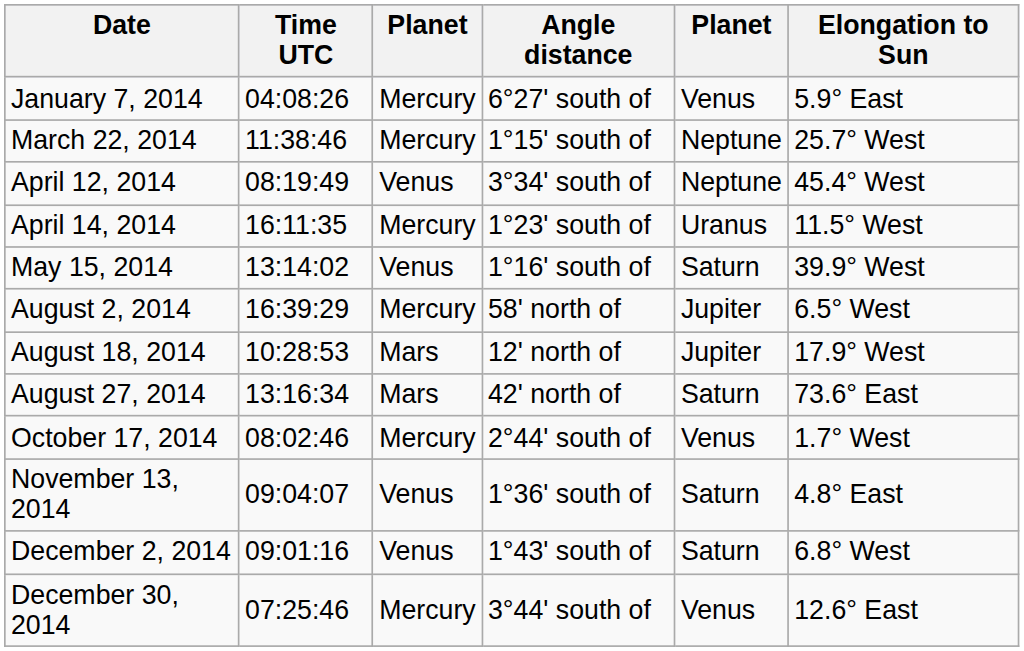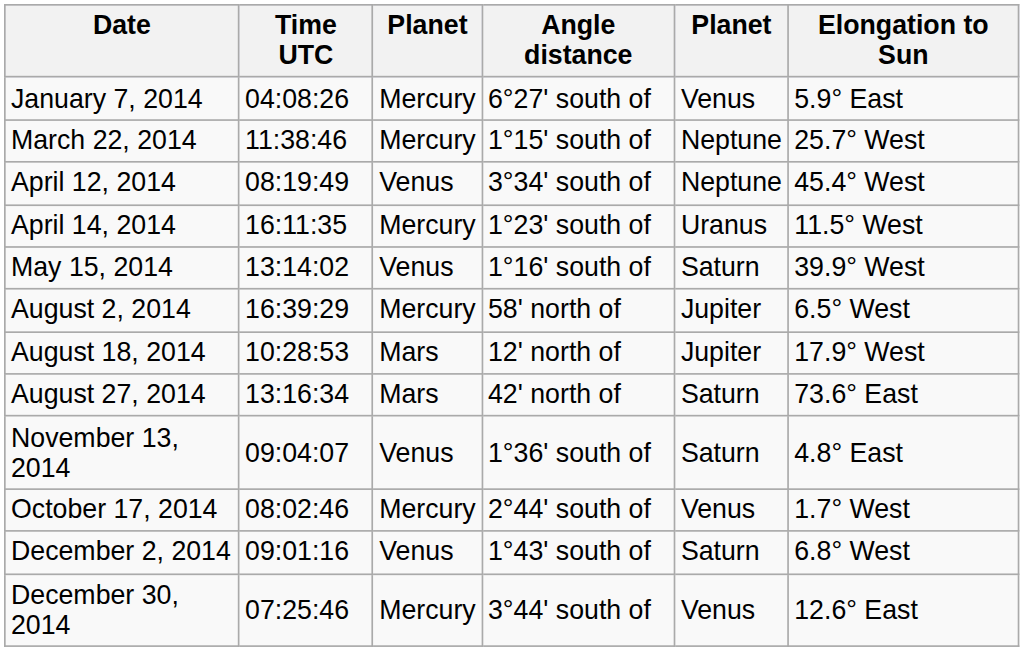rows swapped: (114, 437) <-> (95, 494)
